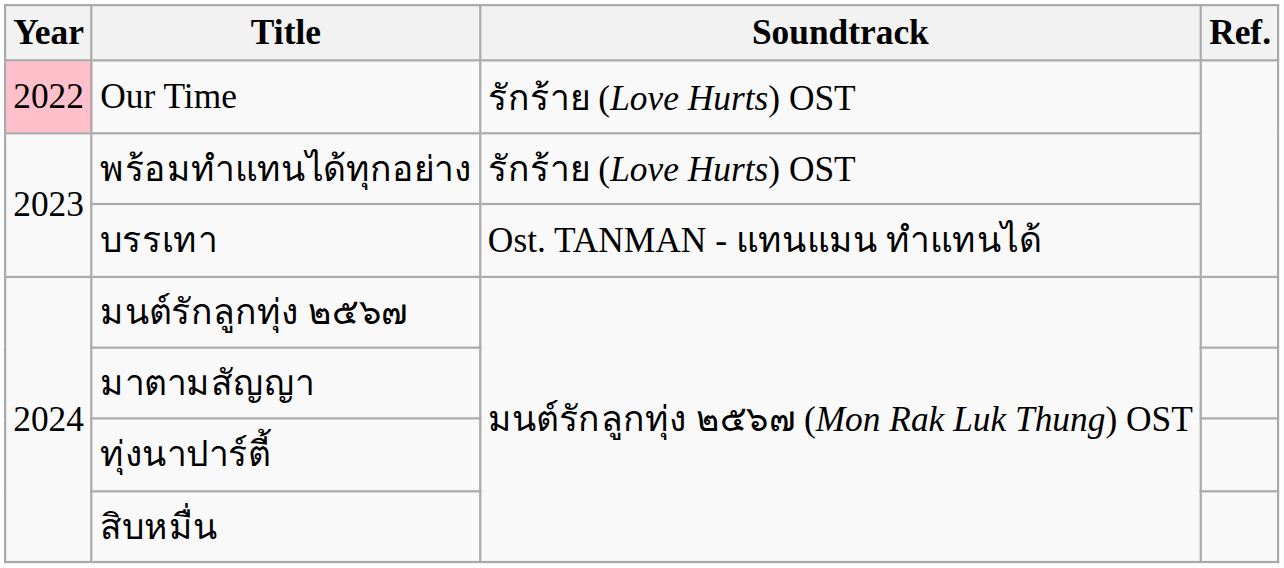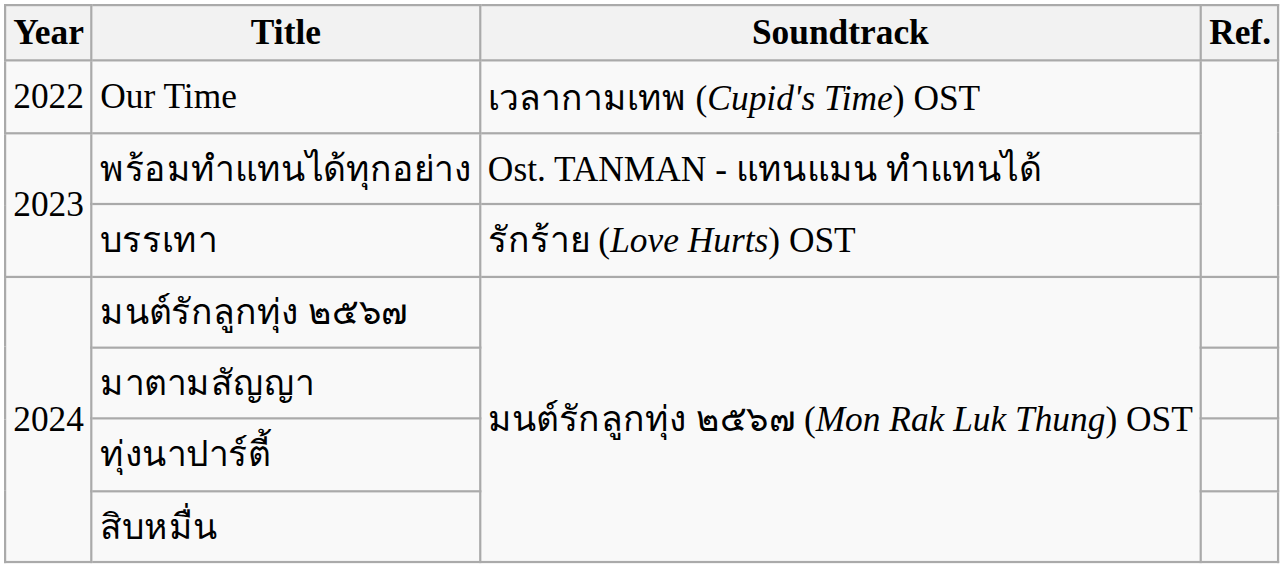(49, 96) pink background -> (49, 96) no background
(672, 97) รักร้าย (Love Hurts) OST -> (734, 97) เวลากามเทพ (Cupid's Time) OST
(672, 169) รักร้าย (Love Hurts) OST -> (764, 169) Ost. TANMAN - แทนแมน ทำแทนได้
(764, 240) Ost. TANMAN - แทนแมน ทำแทนได้ -> (672, 240) รักร้าย (Love Hurts) OST
